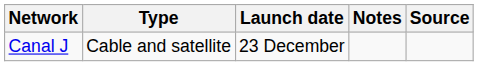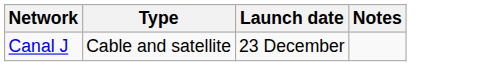- column: (440, 18)
